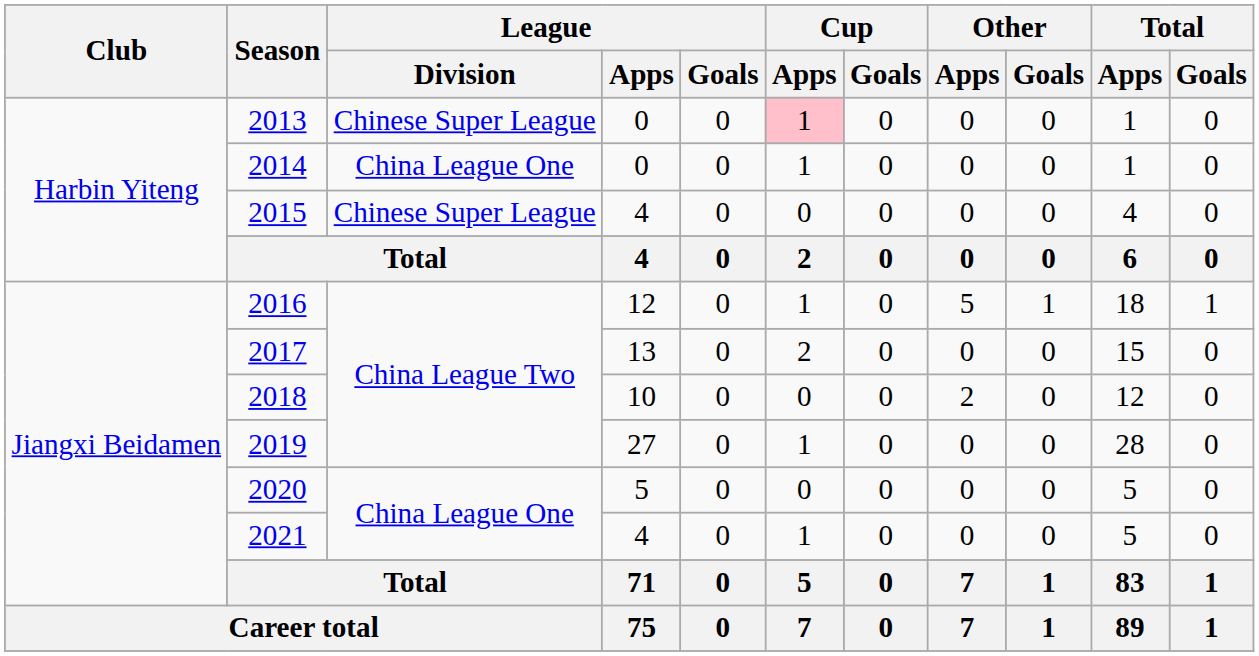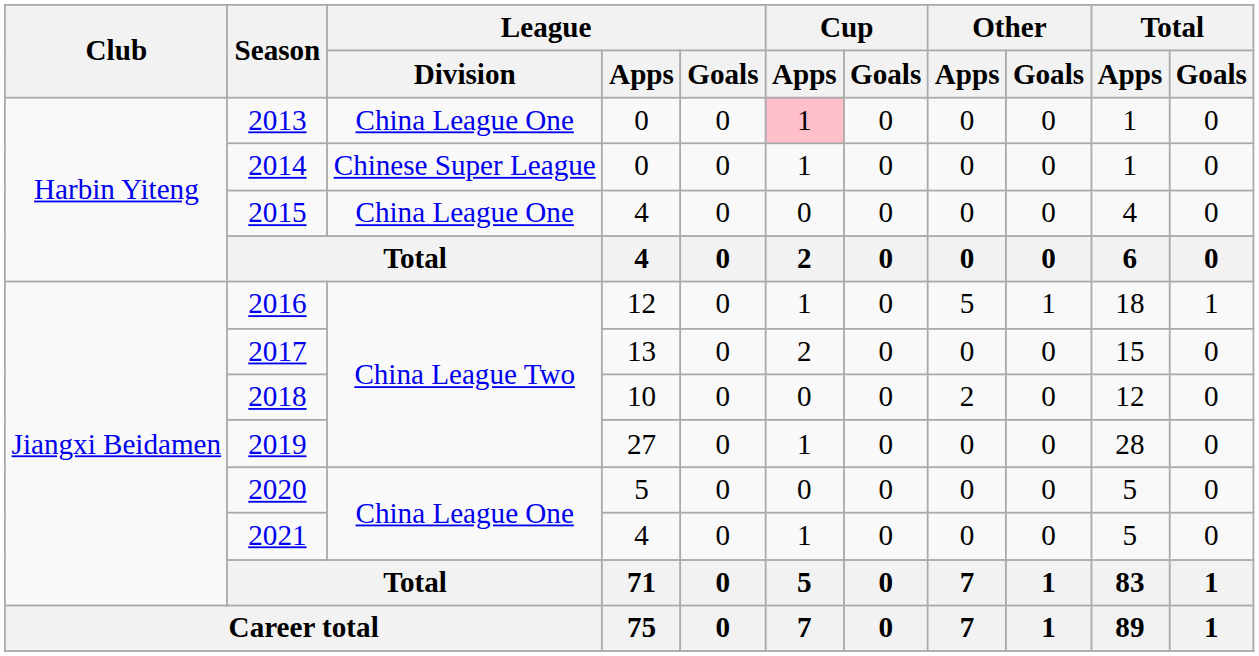(465, 119) Chinese Super League -> (465, 119) China League One
(465, 166) China League One -> (465, 166) Chinese Super League
(465, 212) Chinese Super League -> (465, 212) China League One
